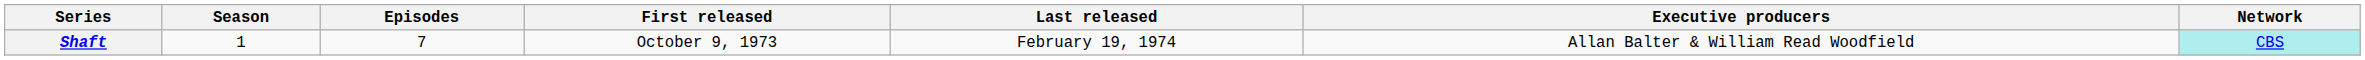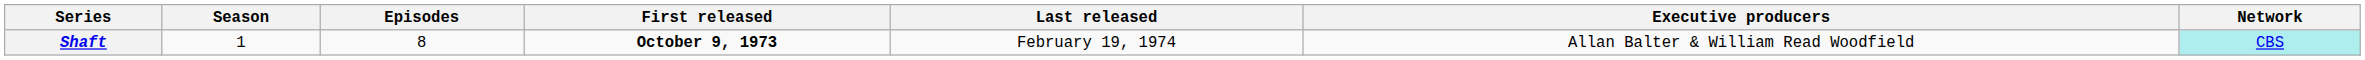(422, 43) 7 -> (422, 43) 8
(707, 43) normal -> (707, 43) bold
